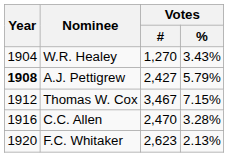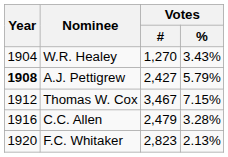(160, 120) 2,470 -> (160, 120) 2,479
(160, 141) 2,623 -> (160, 141) 2,823
